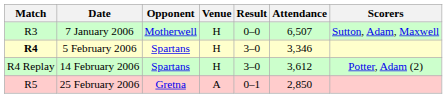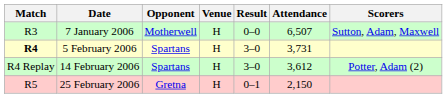(300, 48) 3,346 -> (300, 48) 3,731
(217, 84) A -> (217, 84) H
(300, 84) 2,850 -> (300, 84) 2,150
